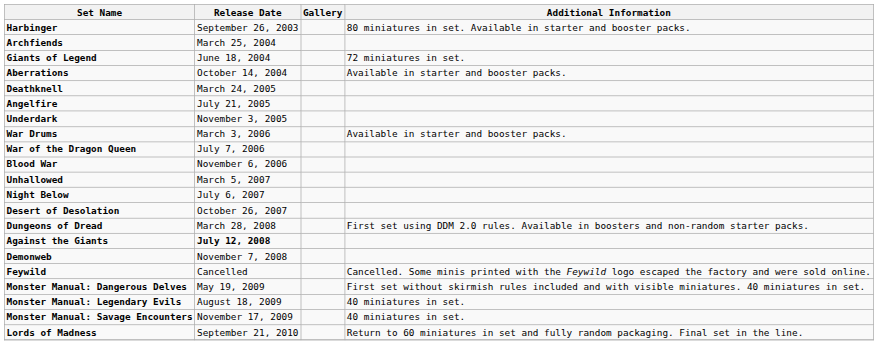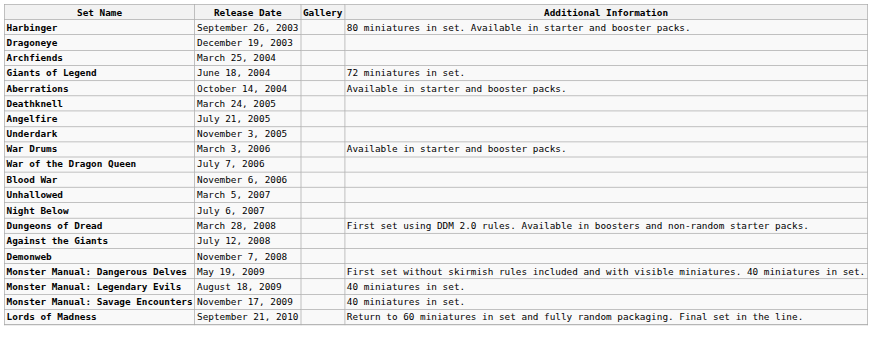+ row: (32, 42)
- row: (63, 210)
(234, 241) bold -> (234, 241) normal
- row: (26, 271)
